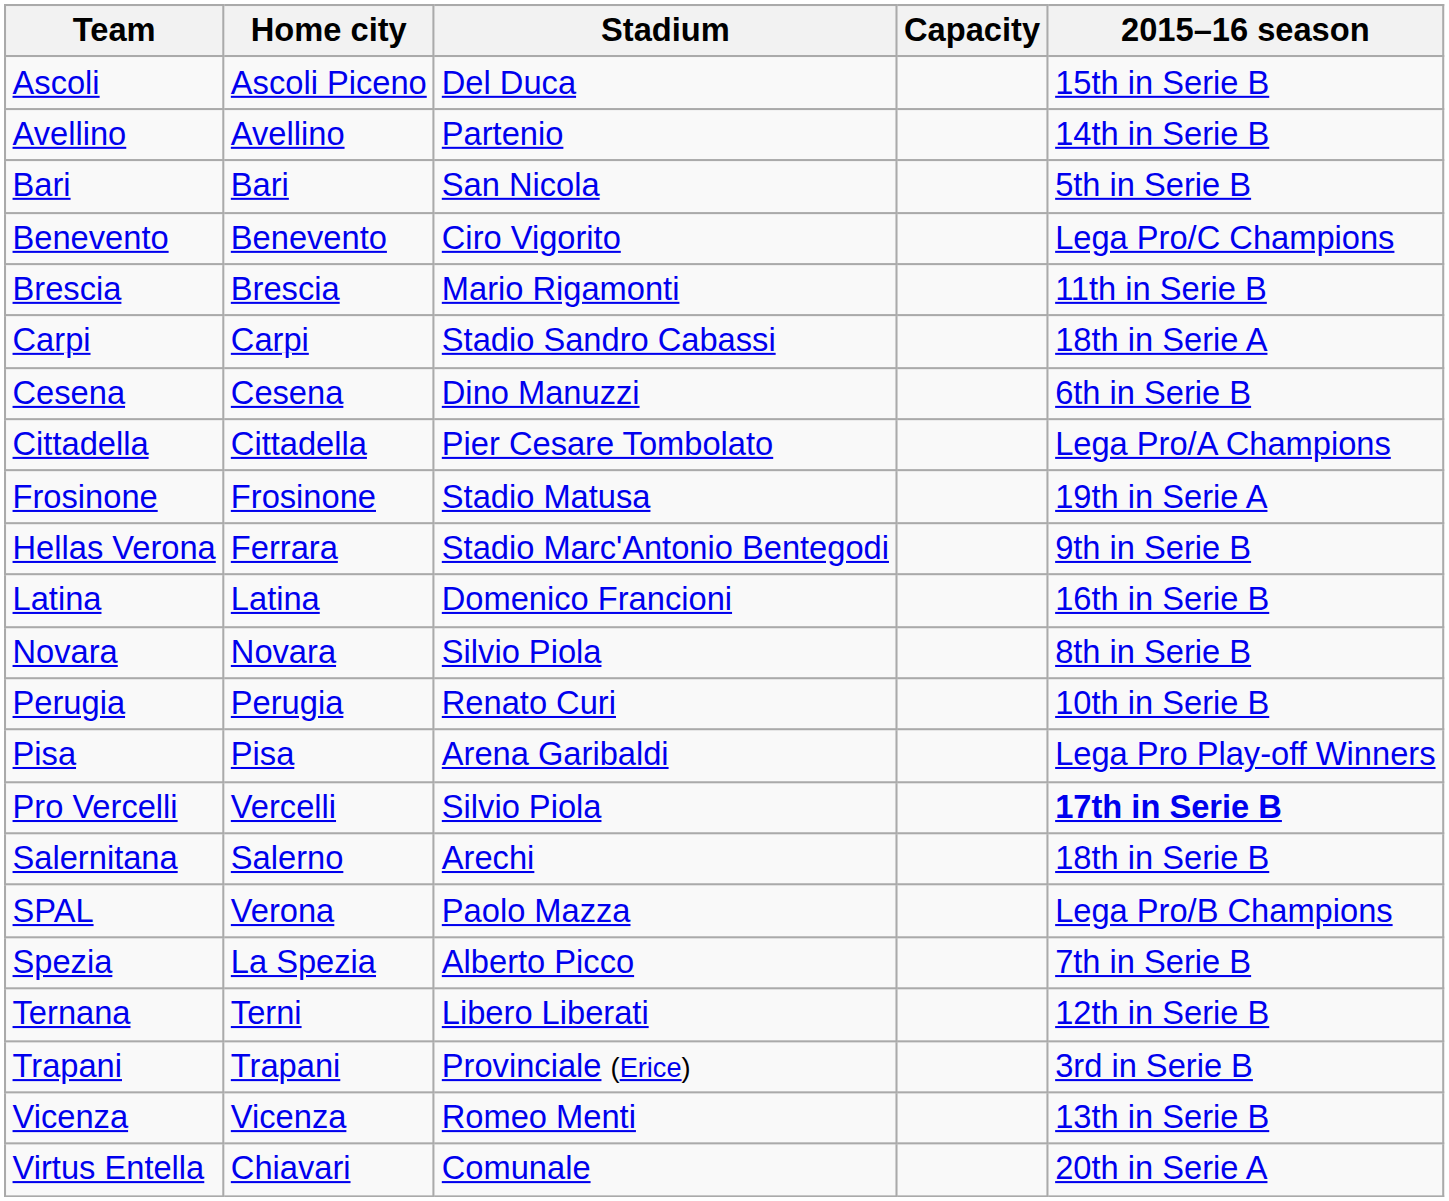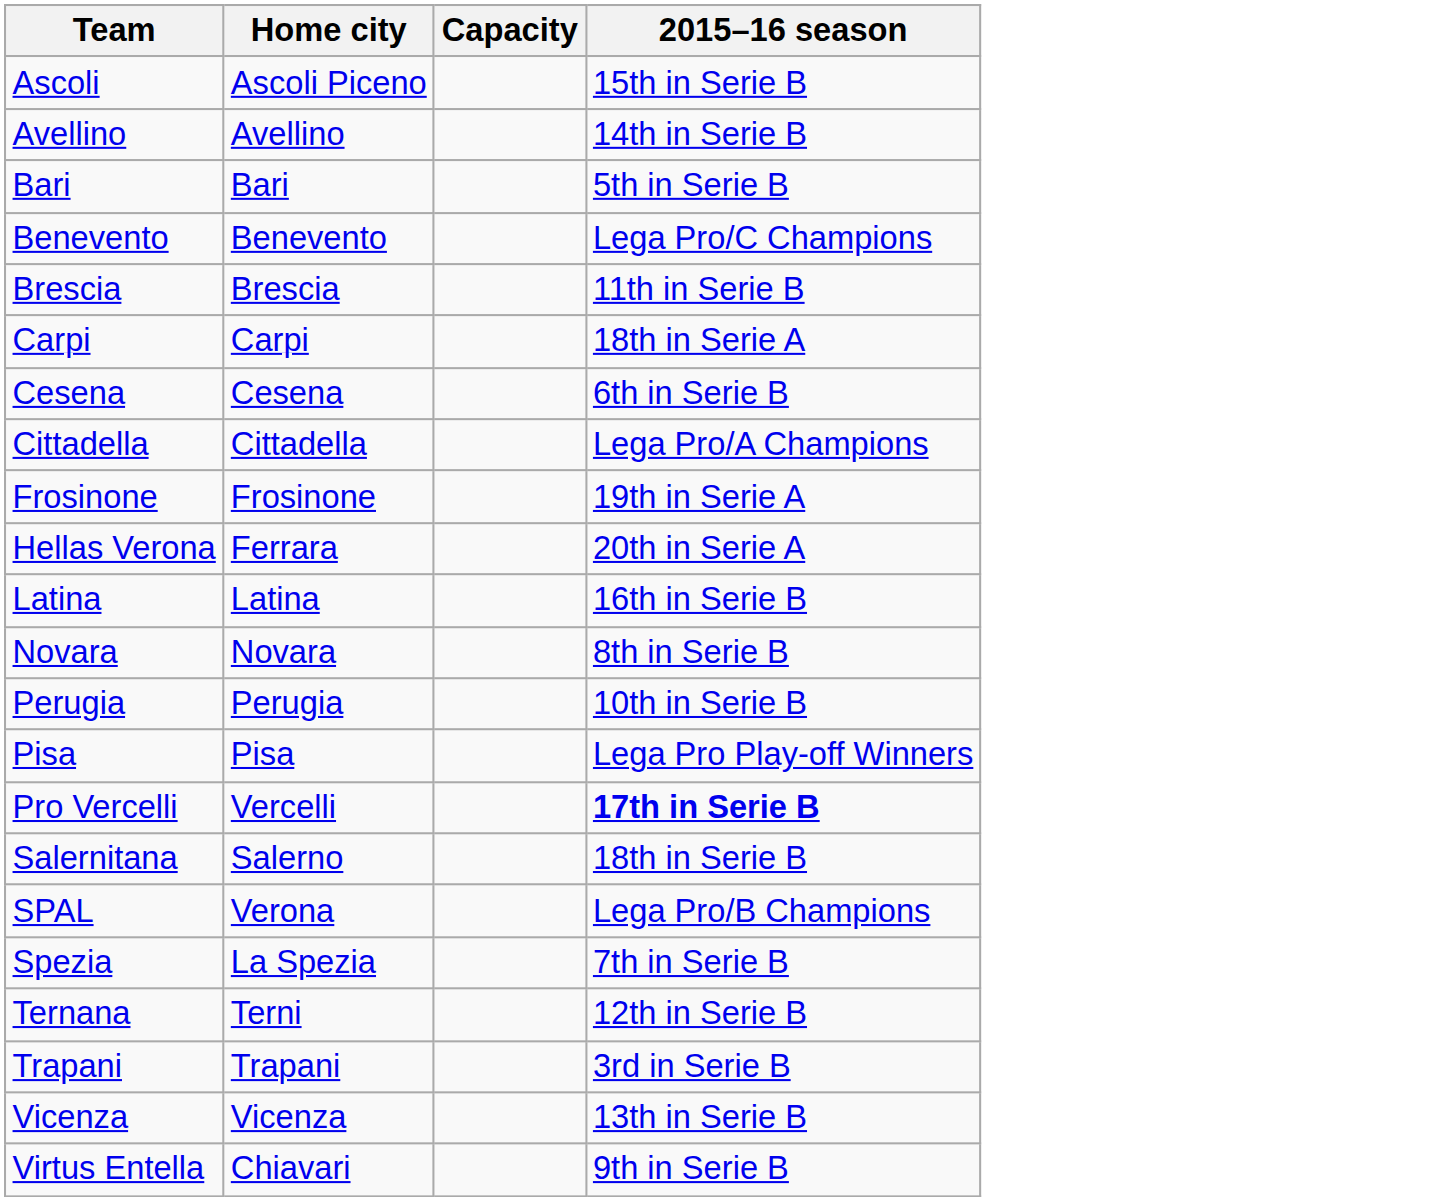- column: (665, 30)
(1153, 548) 9th in Serie B -> (699, 548) 20th in Serie A
(1161, 1169) 20th in Serie A -> (691, 1169) 9th in Serie B
